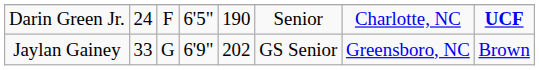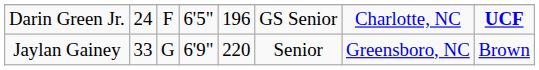(236, 19) 190 -> (236, 19) 196
(298, 19) Senior -> (298, 19) GS Senior
(236, 49) 202 -> (236, 49) 220
(298, 49) GS Senior -> (298, 49) Senior
